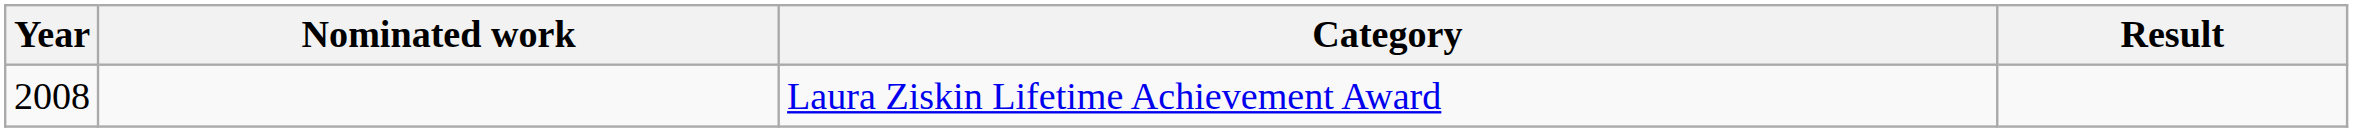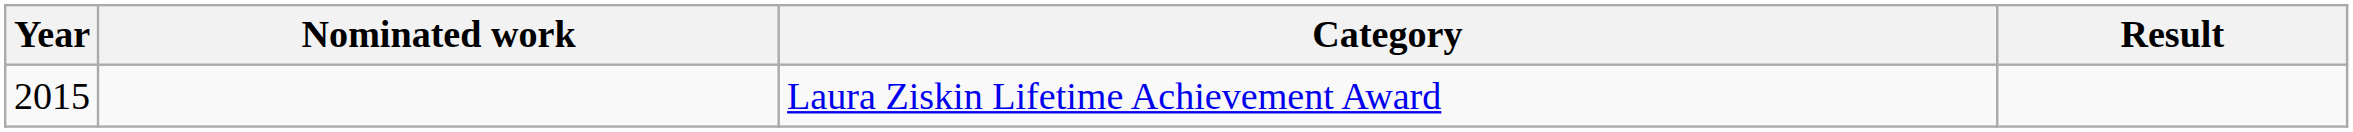(52, 95) 2008 -> (52, 95) 2015
